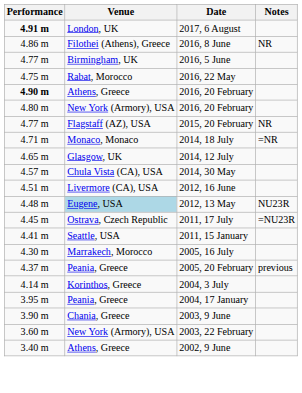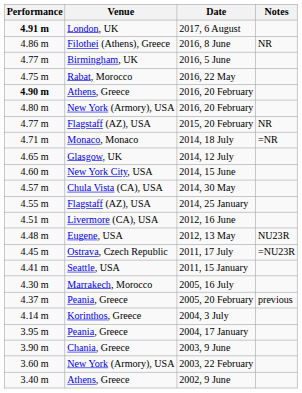+ row: (35, 172)
+ row: (35, 204)
(95, 204) lightblue background -> (95, 236) no background
